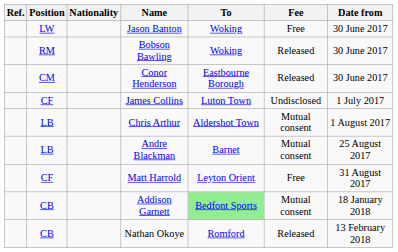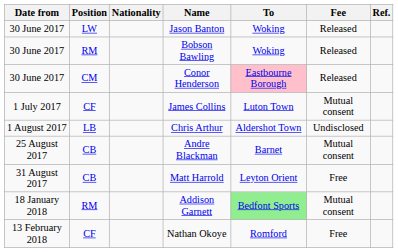columns swapped: (360, 12) <-> (16, 12)
(296, 28) Free -> (338, 28) Released
(226, 78) no background -> (268, 78) pink background
(296, 100) Undisclosed -> (338, 106) Mutual consent
(296, 122) Mutual consent -> (338, 128) Undisclosed
(47, 150) LB -> (89, 150) CB
(47, 178) CF -> (89, 178) CB
(47, 205) CB -> (89, 205) RM
(47, 233) CB -> (89, 233) CF
(296, 233) Released -> (338, 233) Free
